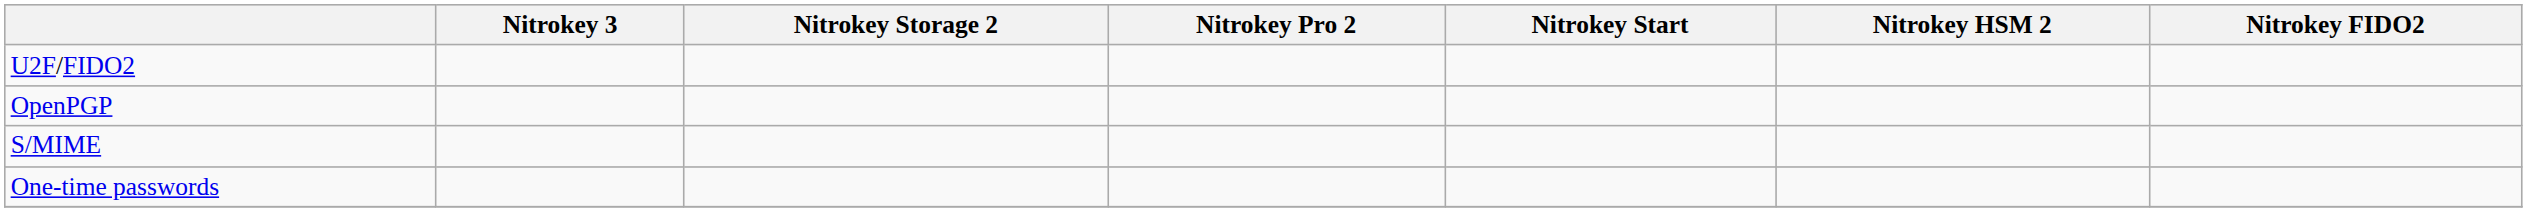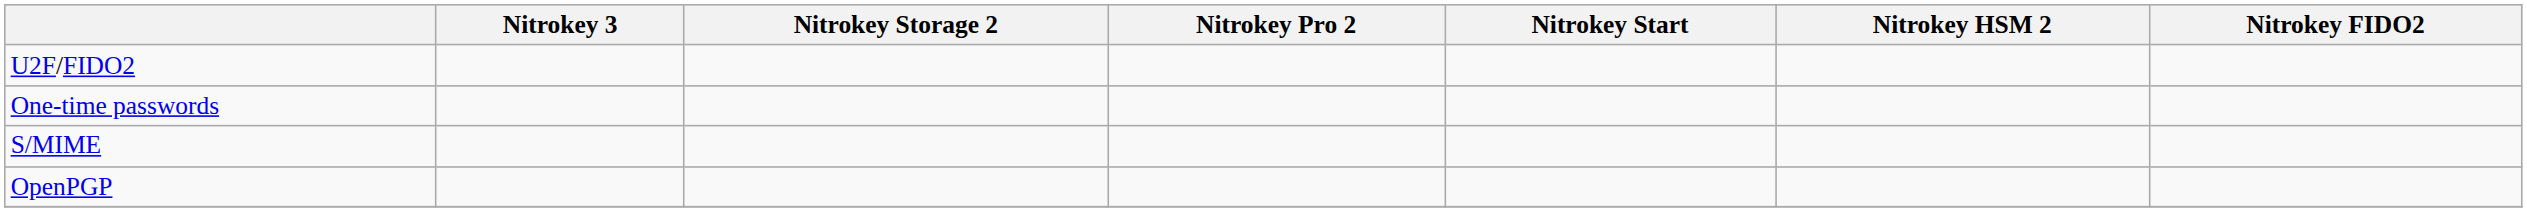rows swapped: (115, 186) <-> (62, 105)
